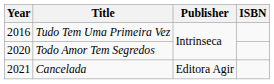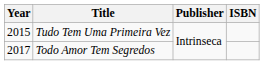(19, 32) 2016 -> (19, 32) 2015
(19, 50) 2020 -> (19, 50) 2017
- row: (61, 69)
